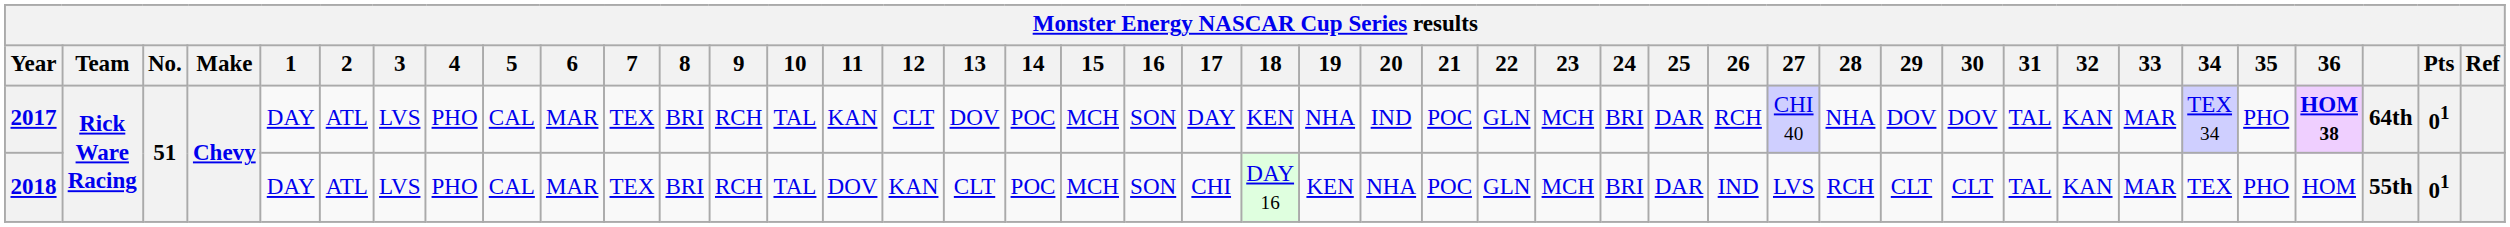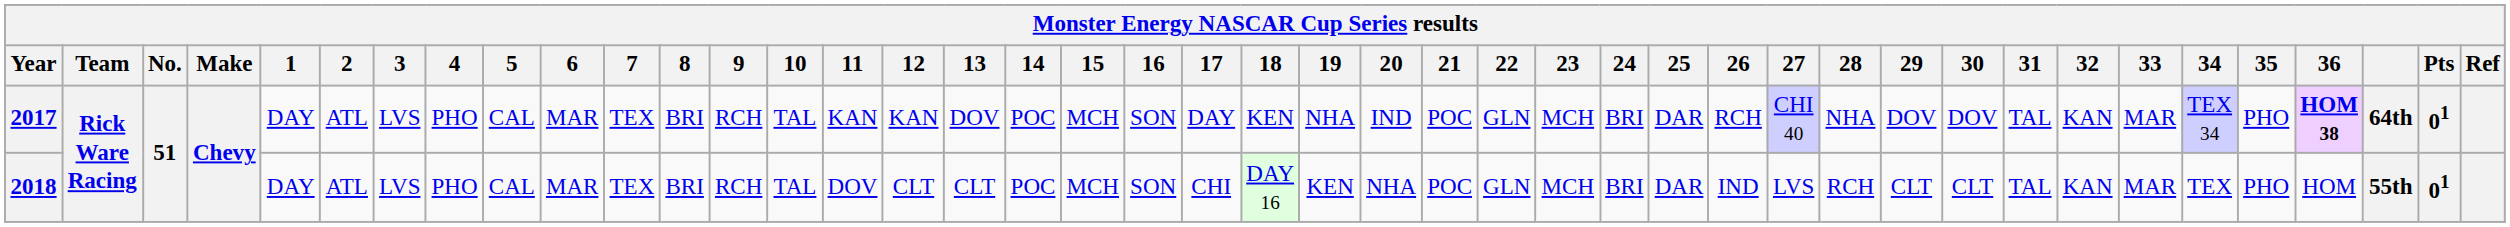(914, 118) CLT -> (914, 118) KAN
(914, 187) KAN -> (914, 187) CLT
